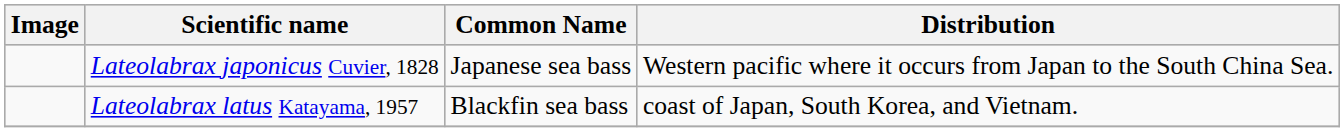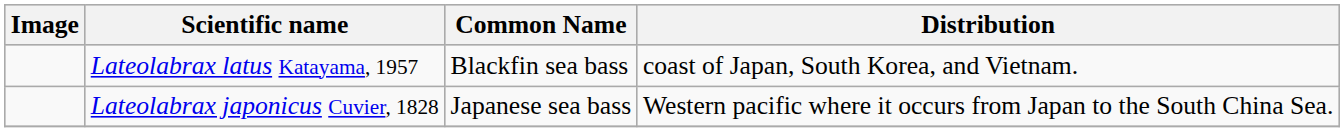rows swapped: (265, 65) <-> (255, 106)
